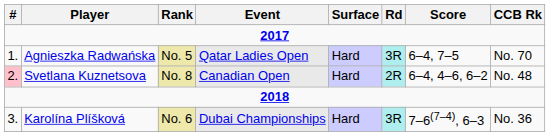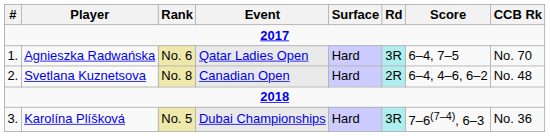(177, 55) No. 5 -> (177, 55) No. 6
(13, 76) pink background -> (13, 76) no background
(177, 119) No. 6 -> (177, 119) No. 5
